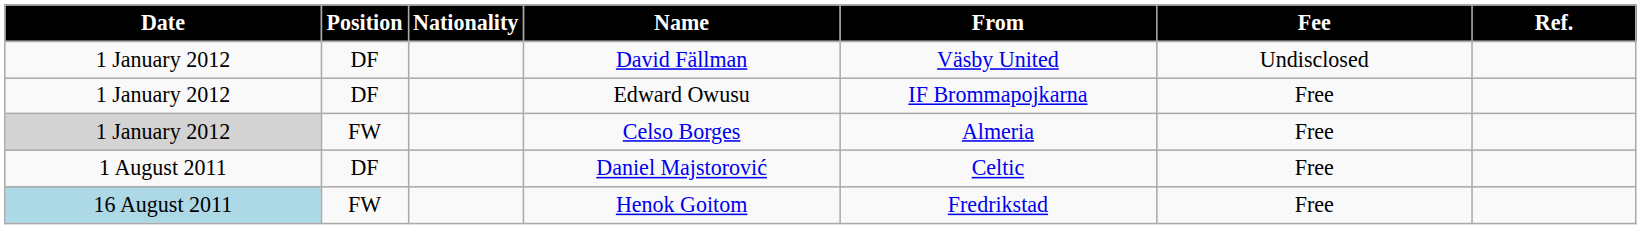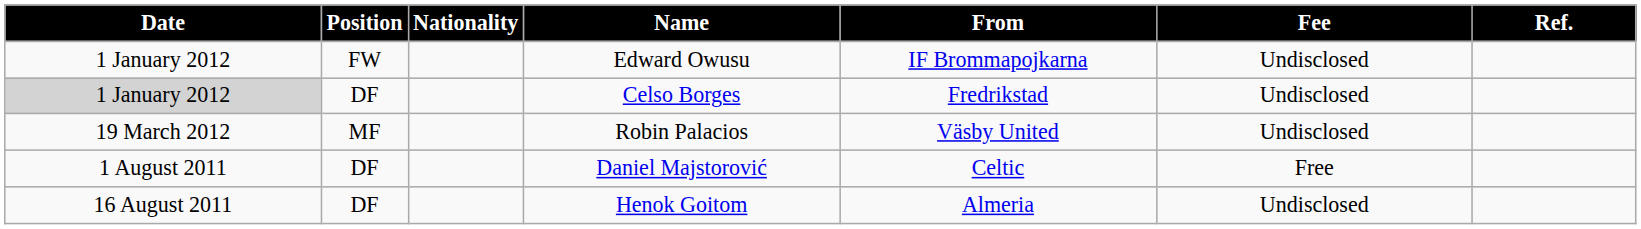- row: (682, 59)
(365, 95) DF -> (365, 59) FW
(1314, 95) Free -> (1314, 59) Undisclosed
(365, 132) FW -> (365, 95) DF
(998, 132) Almeria -> (998, 95) Fredrikstad
(1314, 132) Free -> (1314, 95) Undisclosed
+ row: (682, 132)
(163, 204) lightblue background -> (163, 204) no background
(365, 204) FW -> (365, 204) DF
(998, 204) Fredrikstad -> (998, 204) Almeria
(1314, 204) Free -> (1314, 204) Undisclosed
